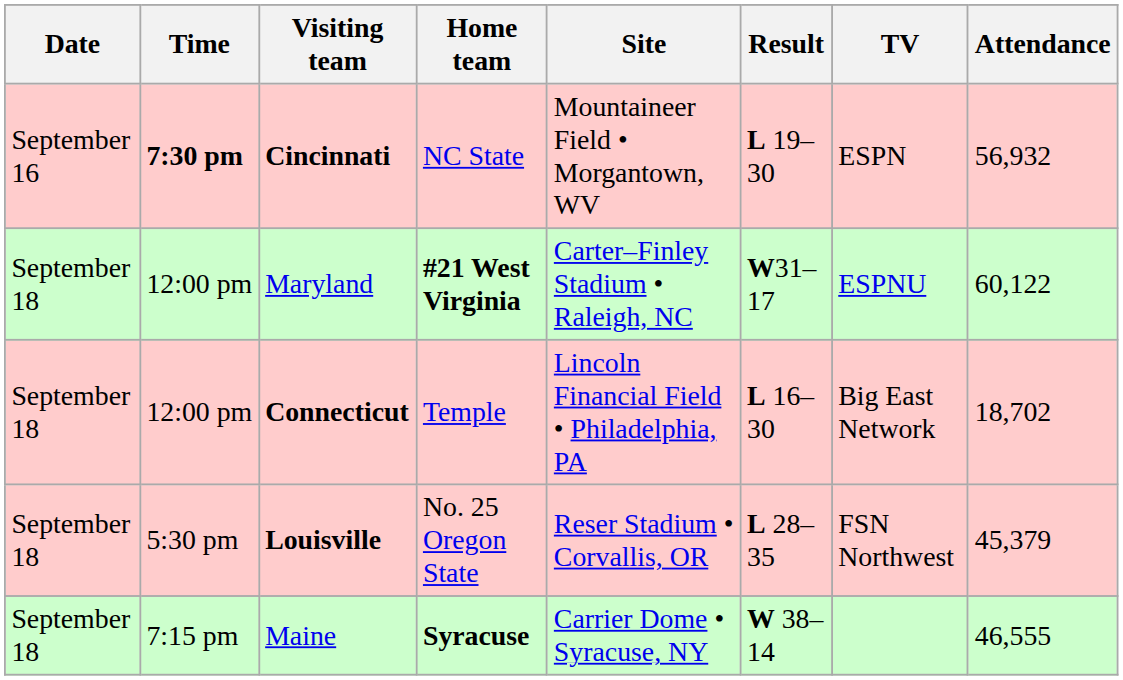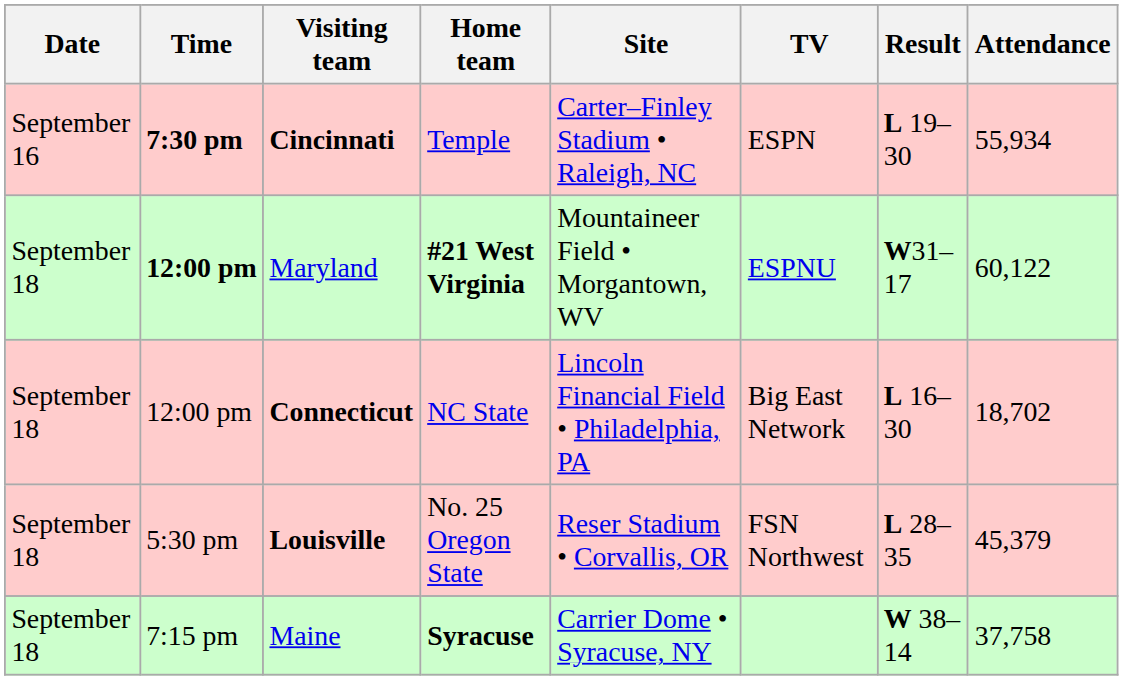columns swapped: (900, 44) <-> (786, 44)
(473, 155) NC State -> (469, 139) Temple
(629, 155) Mountaineer Field • Morgantown, WV -> (634, 139) Carter–Finley Stadium • Raleigh, NC
(1013, 155) 56,932 -> (1013, 139) 55,934
(199, 284) normal -> (201, 267) bold
(631, 284) Carter–Finley Stadium • Raleigh, NC -> (632, 267) Mountaineer Field • Morgantown, WV
(464, 412) Temple -> (478, 412) NC State
(1013, 635) 46,555 -> (1013, 635) 37,758
